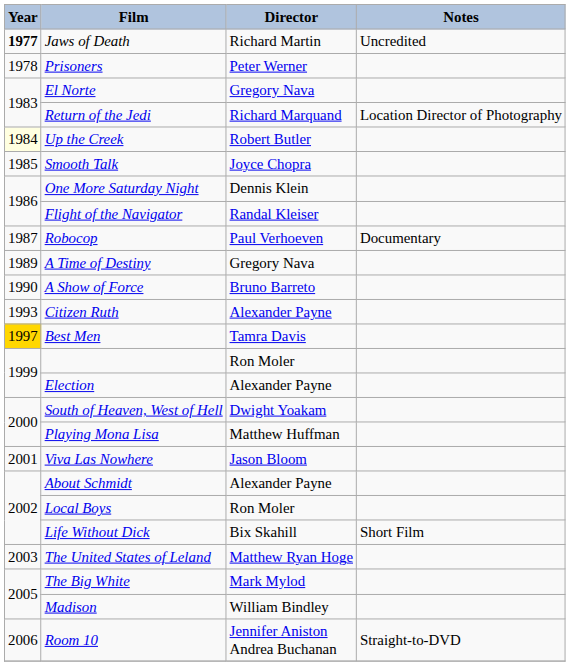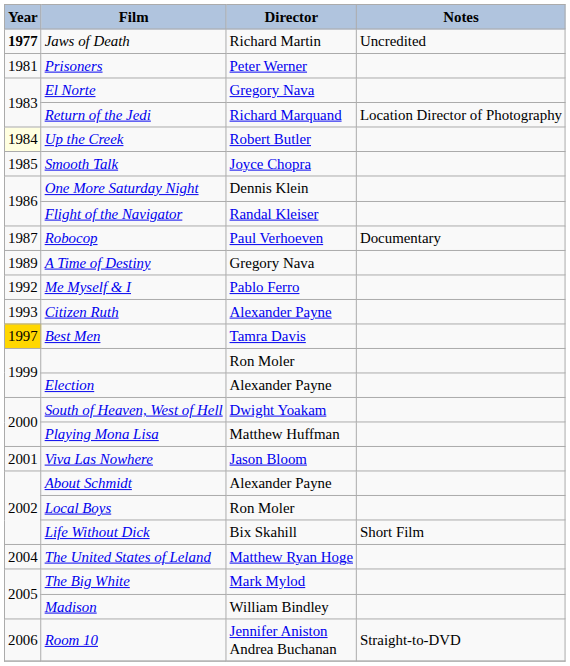(23, 66) 1978 -> (23, 66) 1981
- row: (94, 287)
+ row: (88, 287)
(23, 557) 2003 -> (23, 557) 2004
